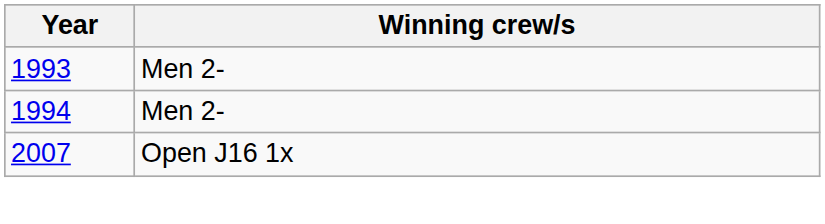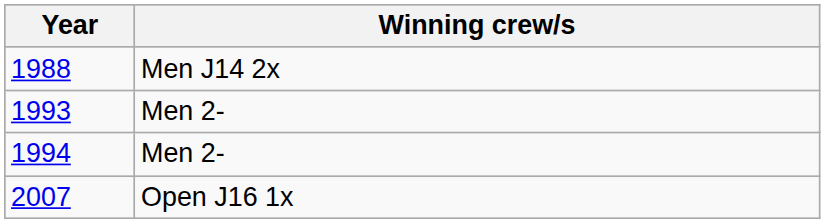+ row: (41, 68)
